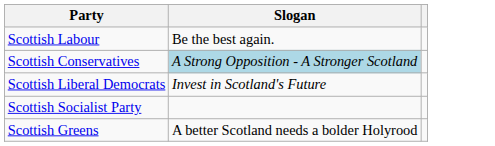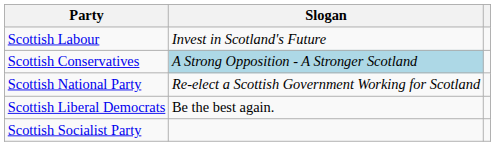(223, 38) Be the best again. -> (249, 38) Invest in Scotland's Future
+ row: (75, 84)
(249, 84) Invest in Scotland's Future -> (223, 107) Be the best again.
- row: (53, 130)
